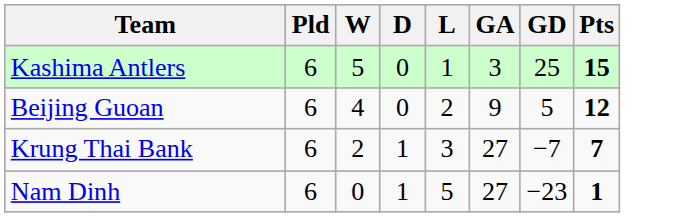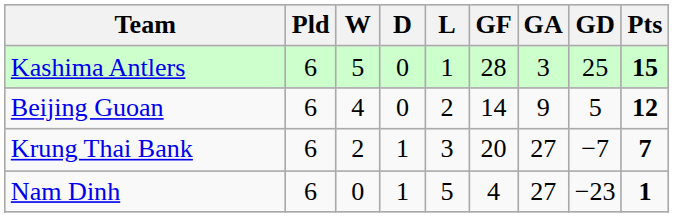+ column: (493, 25)
